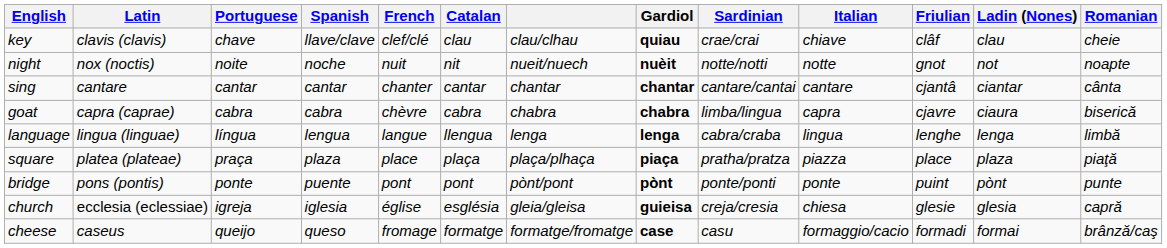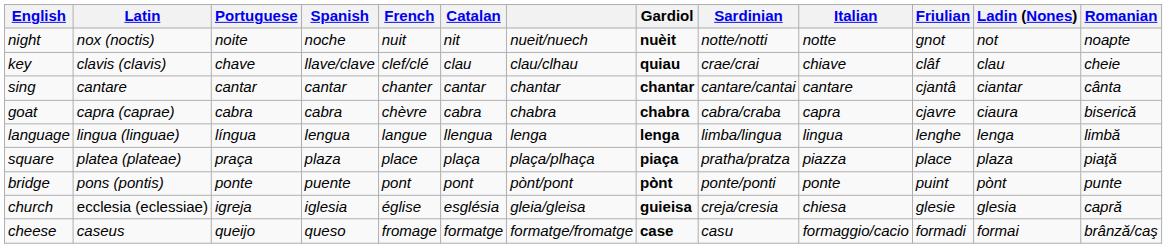rows swapped: (20, 40) <-> (24, 64)
(741, 111) limba/lingua -> (741, 111) cabra/craba
(741, 135) cabra/craba -> (741, 135) limba/lingua
